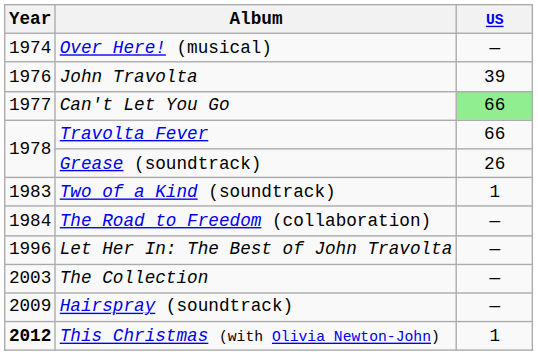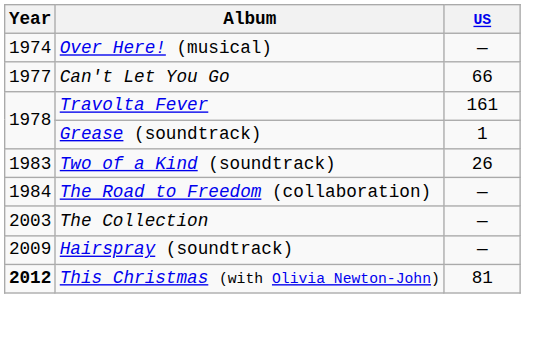- row: (129, 77)
(495, 106) lightgreen background -> (482, 77) no background
(495, 134) 66 -> (482, 106) 161
(495, 163) 26 -> (482, 134) 1
(495, 192) 1 -> (482, 163) 26
- row: (256, 250)
(495, 336) 1 -> (482, 278) 81
